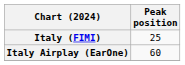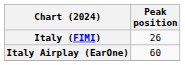(155, 38) 25 -> (155, 38) 26
